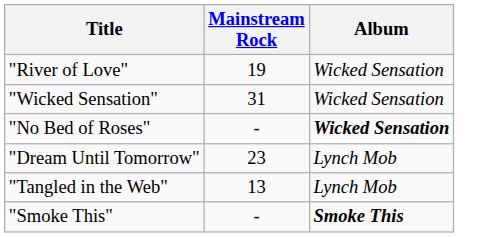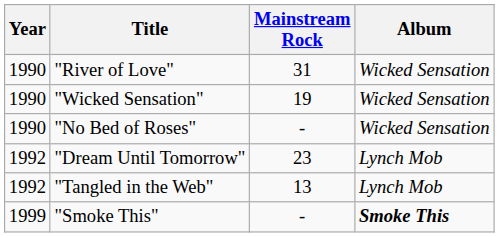+ column: (27, 29)
(257, 69) 19 -> (302, 69) 31
(257, 98) 31 -> (302, 98) 19
(381, 128) bold -> (424, 128) normal
